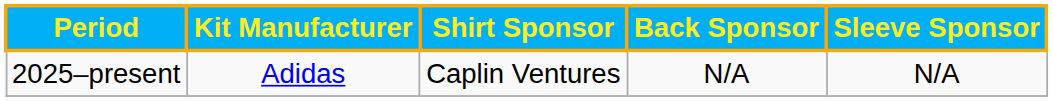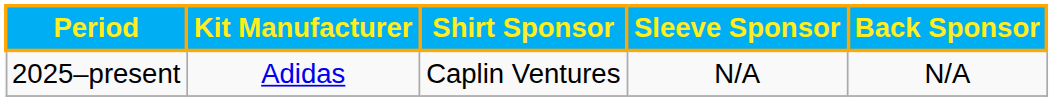columns swapped: (727, 28) <-> (937, 28)
